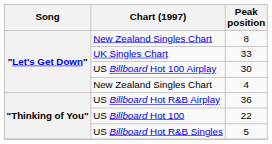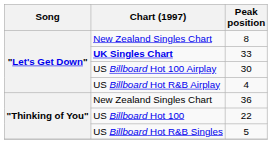(131, 54) normal -> (133, 54) bold
(153, 85) New Zealand Singles Chart -> (157, 85) US Billboard Hot R&B Airplay
(157, 100) US Billboard Hot R&B Airplay -> (153, 100) New Zealand Singles Chart
